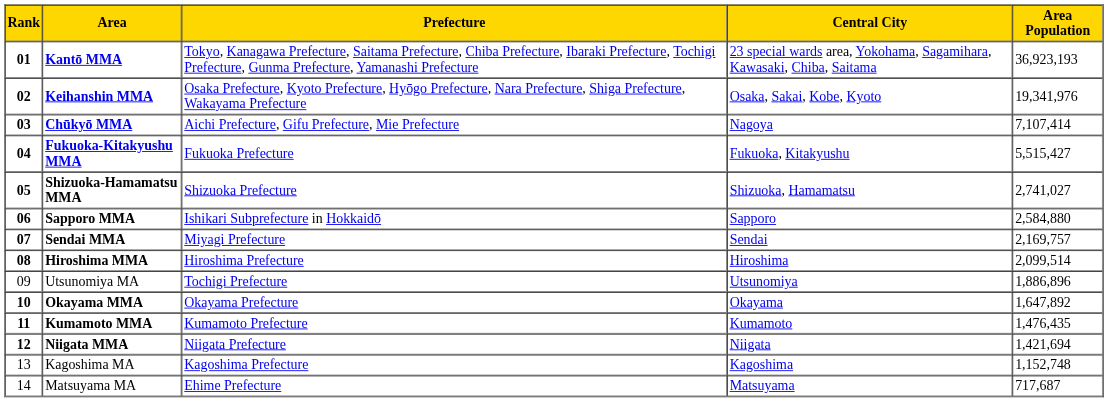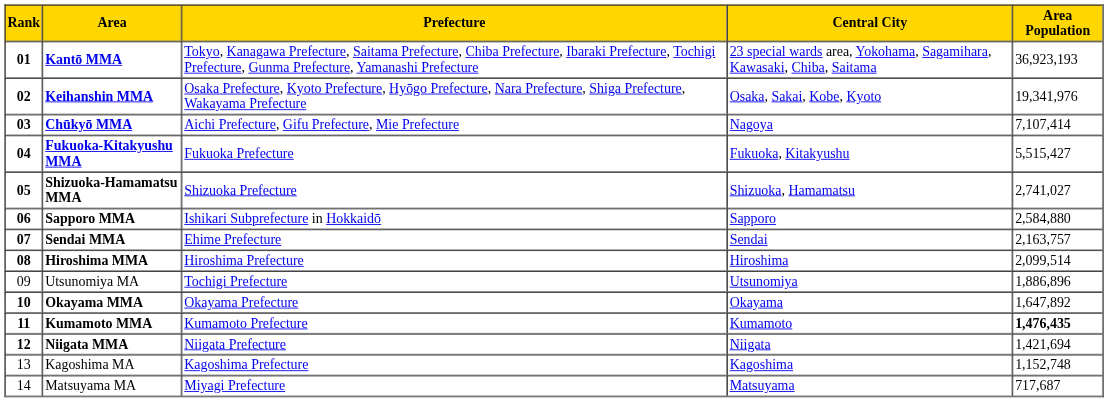(235, 239) Miyagi Prefecture -> (233, 239) Ehime Prefecture
(1043, 239) 2,169,757 -> (1043, 239) 2,163,757
(1043, 323) normal -> (1043, 323) bold
(233, 385) Ehime Prefecture -> (235, 385) Miyagi Prefecture
